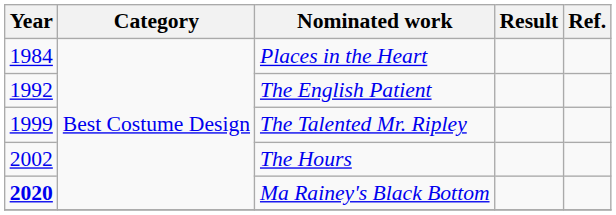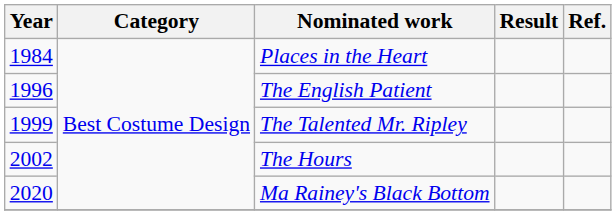(31, 90) 1992 -> (31, 90) 1996
(31, 192) bold -> (31, 192) normal
